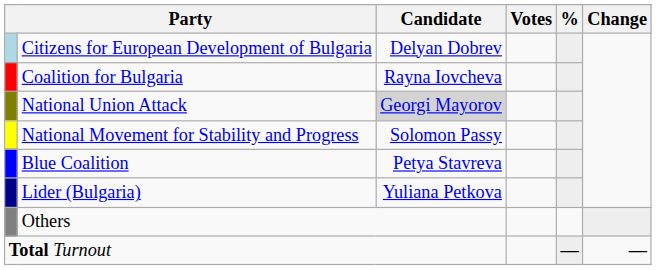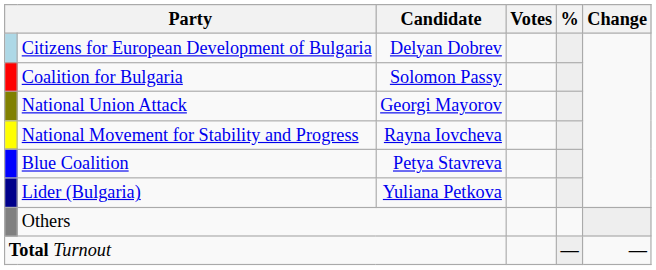(443, 76) Rayna Iovcheva -> (446, 76) Solomon Passy
(441, 105) lightgrey background -> (441, 105) no background
(446, 134) Solomon Passy -> (443, 134) Rayna Iovcheva
